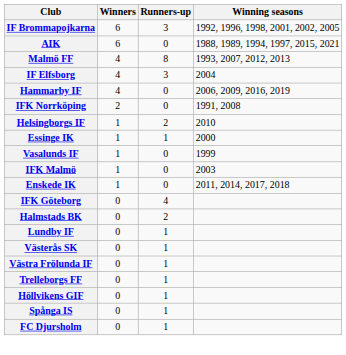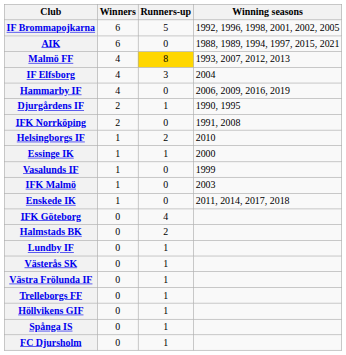(166, 28) 3 -> (166, 28) 5
(166, 59) no background -> (166, 59) gold background
+ row: (51, 106)
